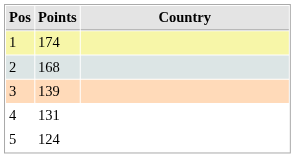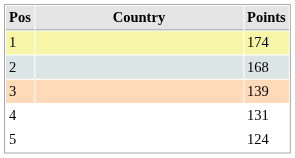columns swapped: (185, 17) <-> (57, 17)
